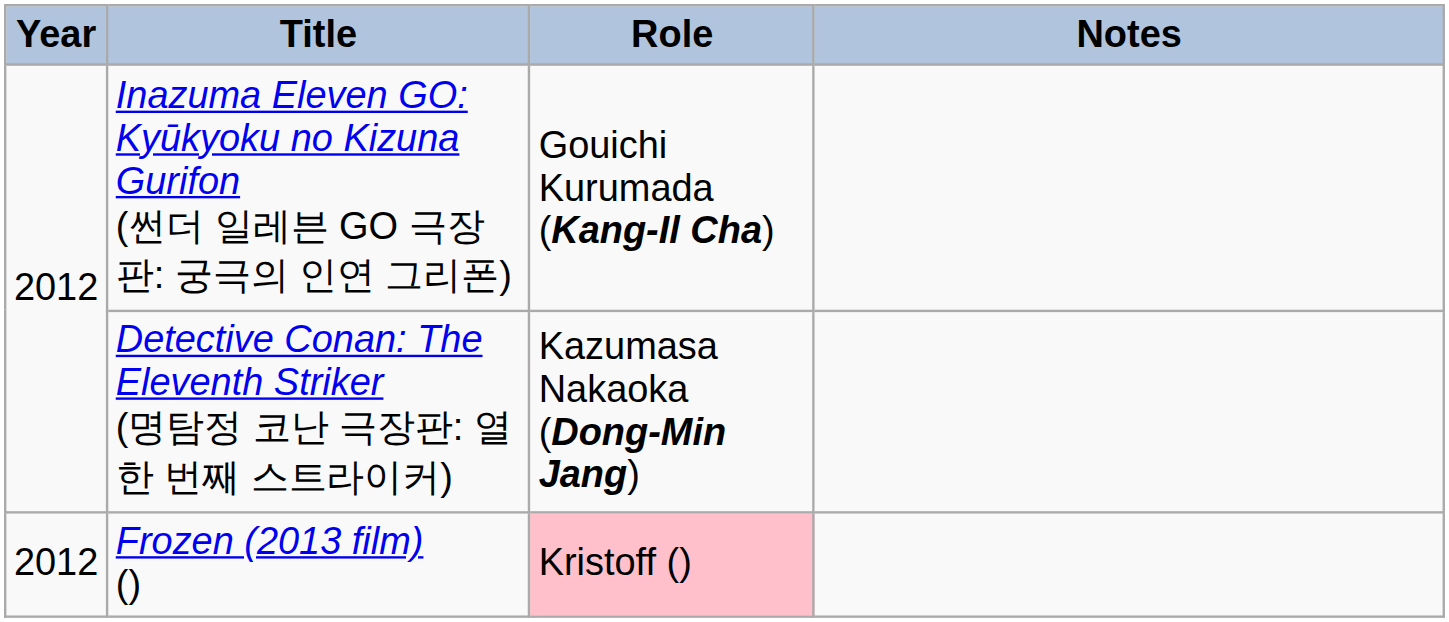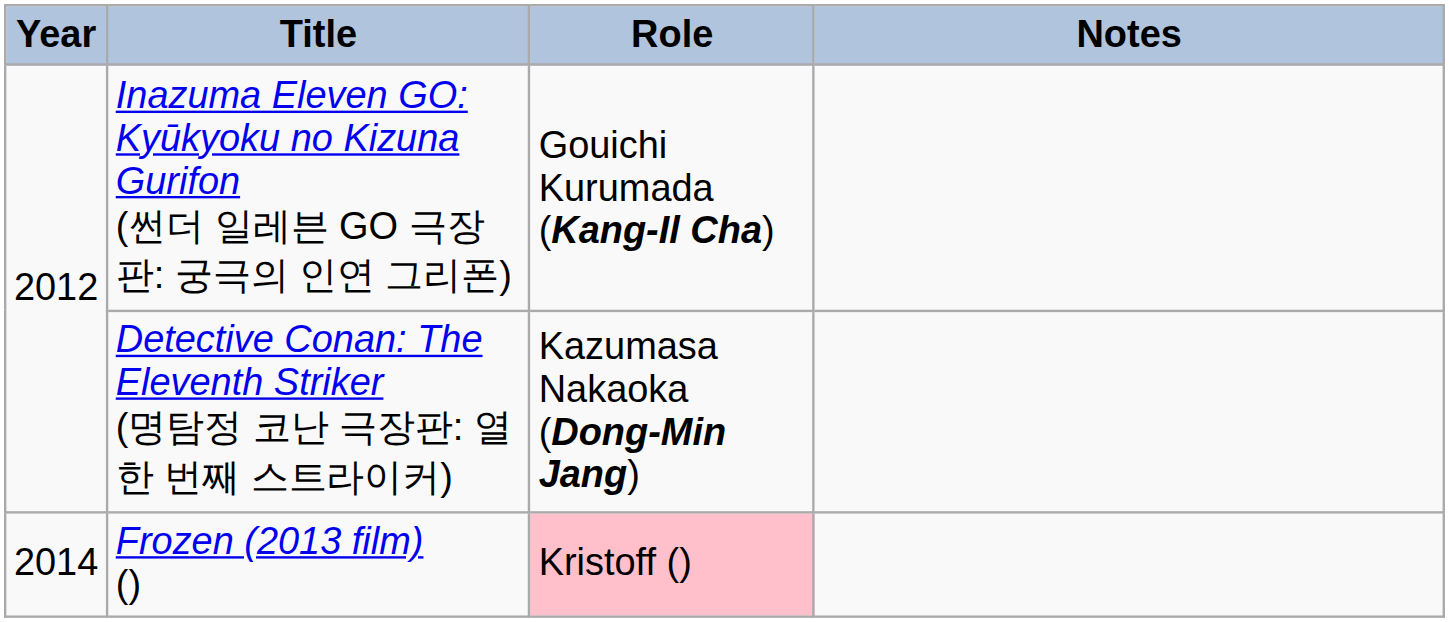(56, 563) 2012 -> (56, 563) 2014
